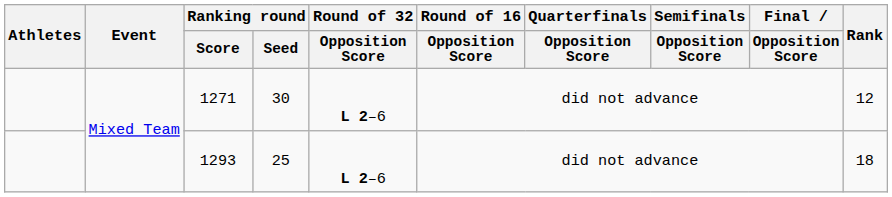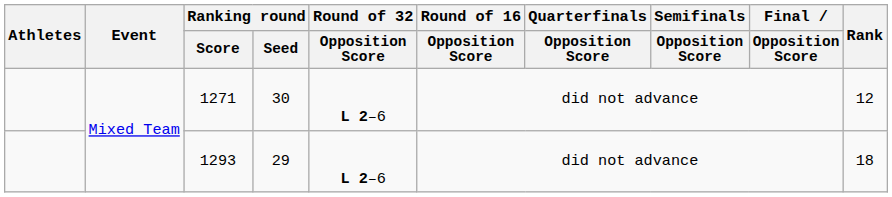(281, 161) 25 -> (281, 161) 29
